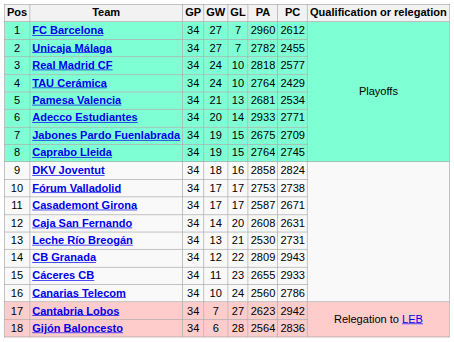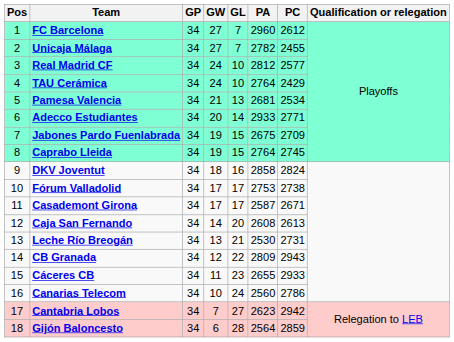(263, 65) 2818 -> (263, 65) 2812
(293, 223) 2631 -> (293, 223) 2613
(293, 328) 2836 -> (293, 328) 2859
